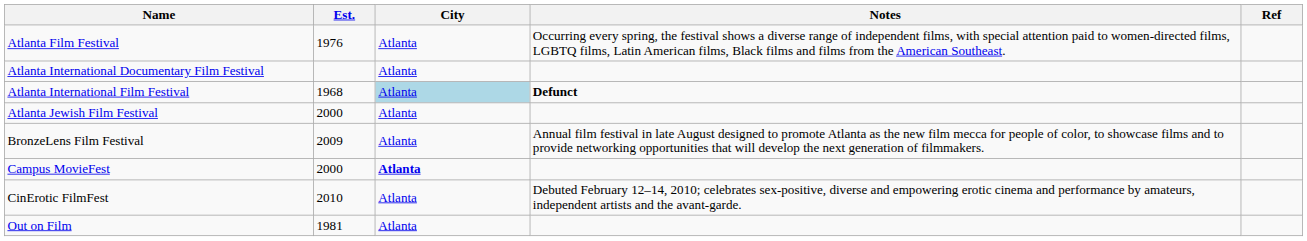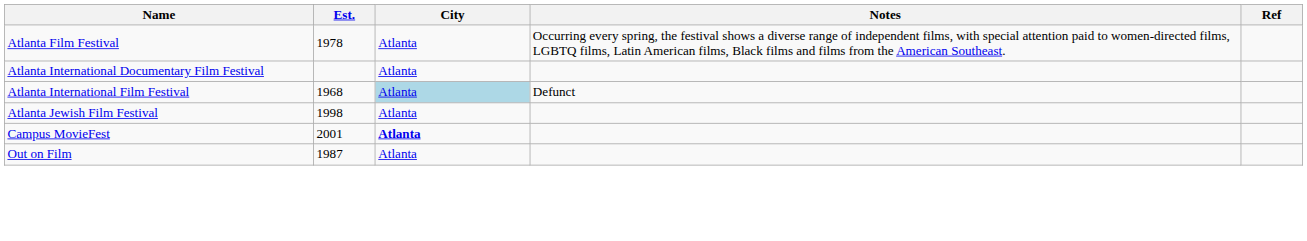(330, 43) 1976 -> (330, 43) 1978
(555, 92) bold -> (554, 92) normal
(330, 112) 2000 -> (330, 112) 1998
- row: (76, 141)
(330, 169) 2000 -> (330, 133) 2001
- row: (58, 197)
(330, 225) 1981 -> (330, 154) 1987
